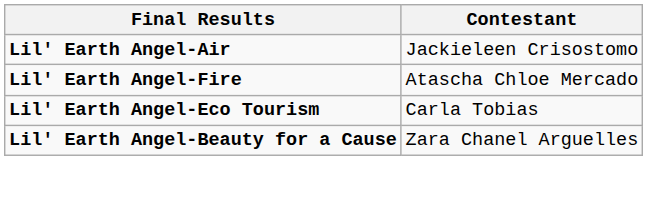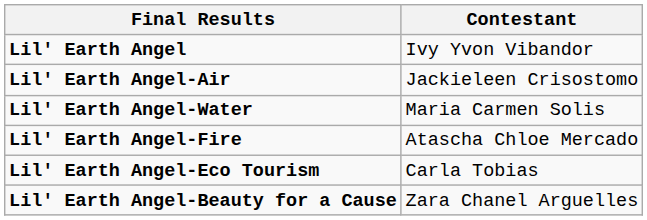+ row: (98, 50)
+ row: (131, 110)
